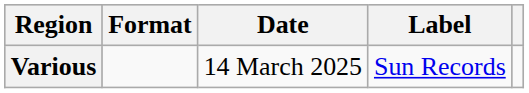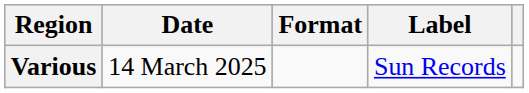columns swapped: (283, 25) <-> (150, 25)
